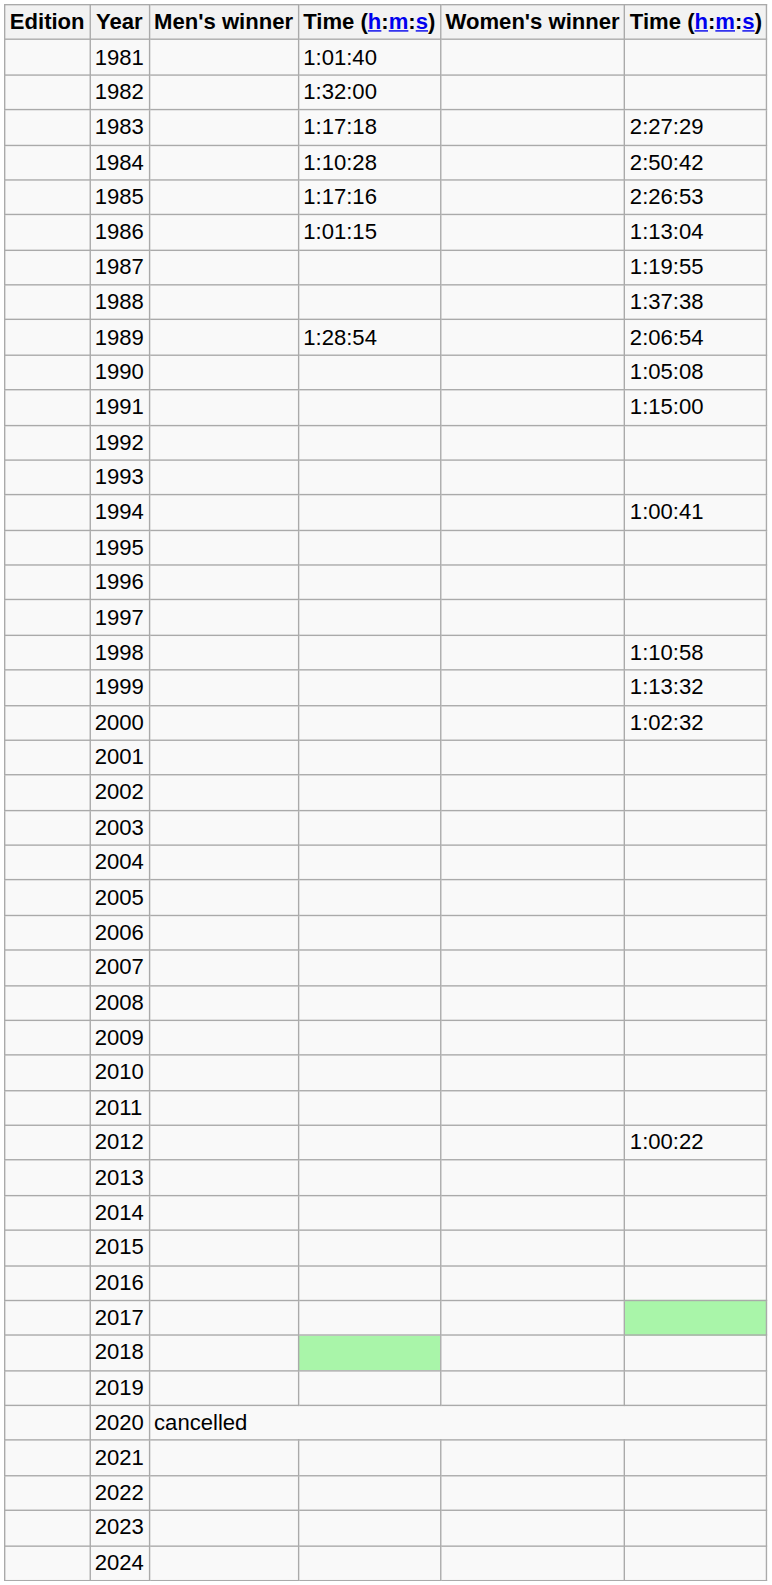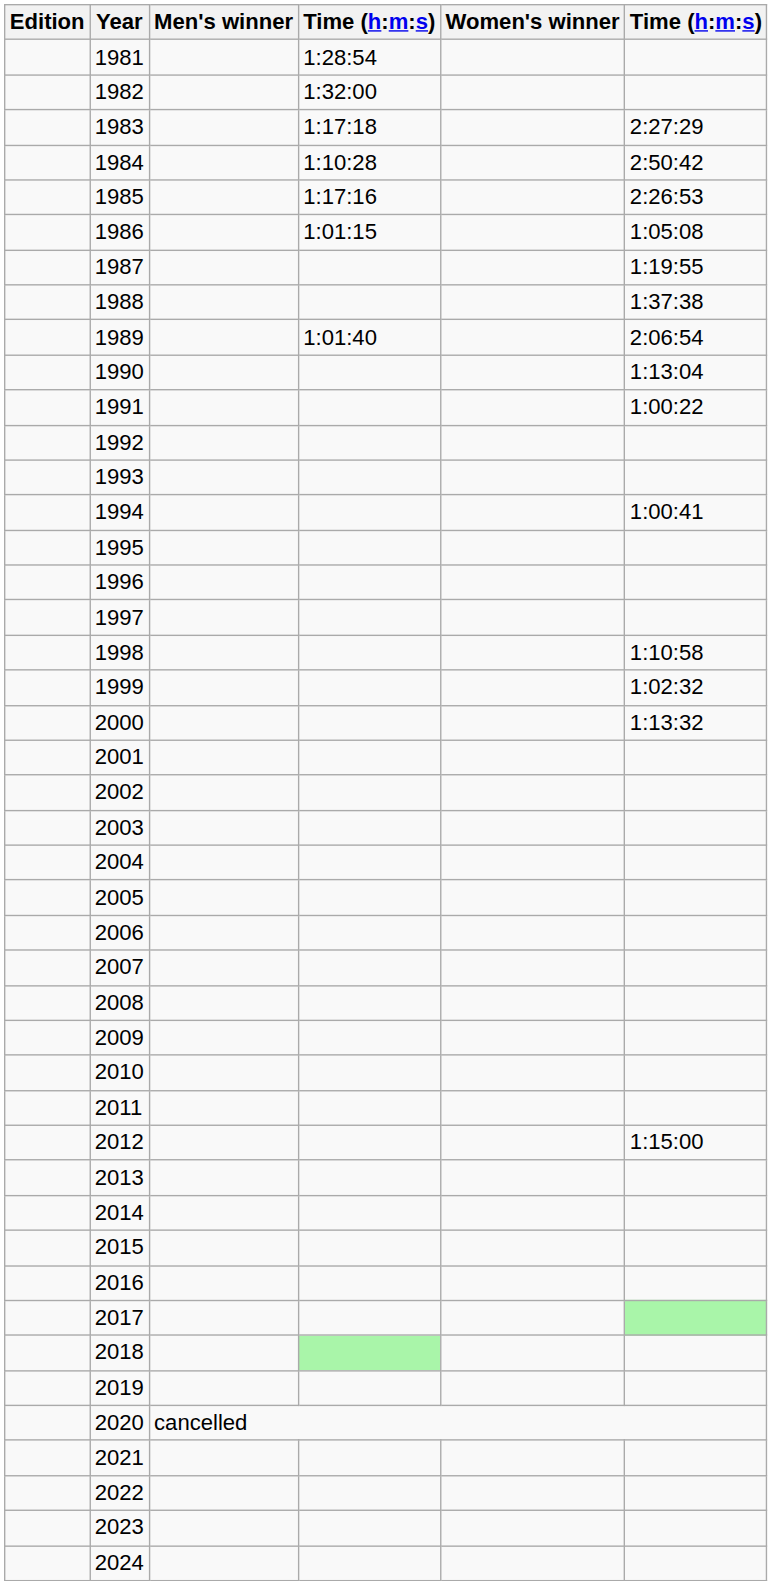(340, 57) 1:01:40 -> (340, 57) 1:28:54
(667, 232) 1:13:04 -> (667, 232) 1:05:08
(340, 337) 1:28:54 -> (340, 337) 1:01:40
(667, 372) 1:05:08 -> (667, 372) 1:13:04
(667, 407) 1:15:00 -> (667, 407) 1:00:22
(667, 687) 1:13:32 -> (667, 687) 1:02:32
(667, 722) 1:02:32 -> (667, 722) 1:13:32
(667, 1142) 1:00:22 -> (667, 1142) 1:15:00
